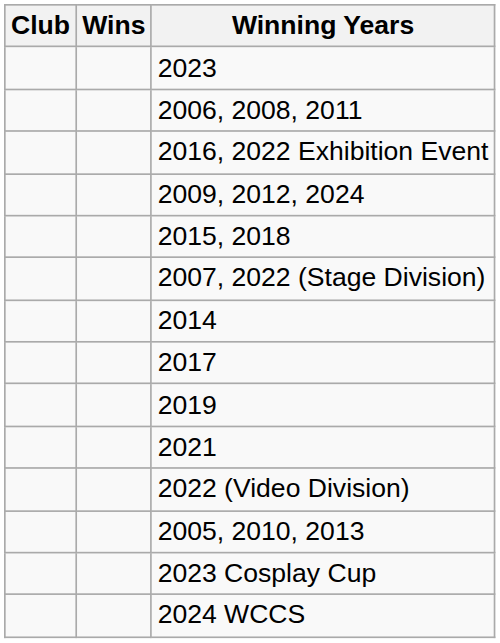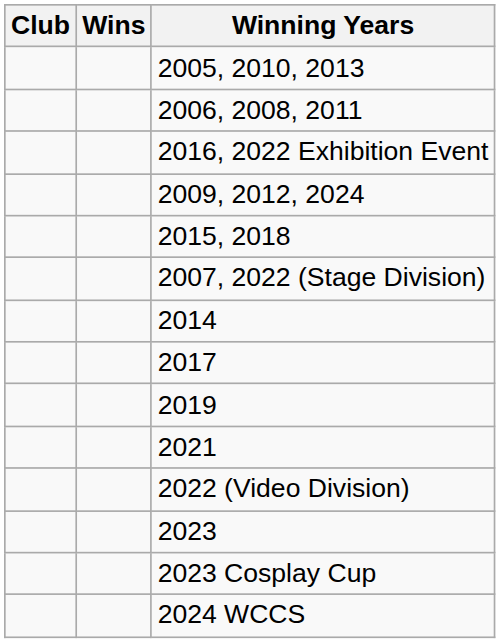rows swapped: (261, 531) <-> (187, 67)
